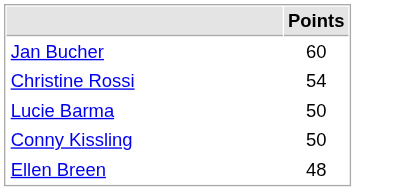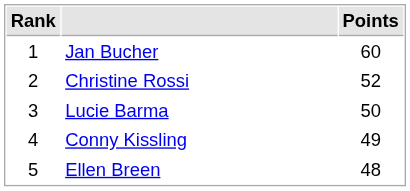+ column: (33, 21)
(316, 81) 54 -> (371, 81) 52
(316, 140) 50 -> (371, 140) 49
